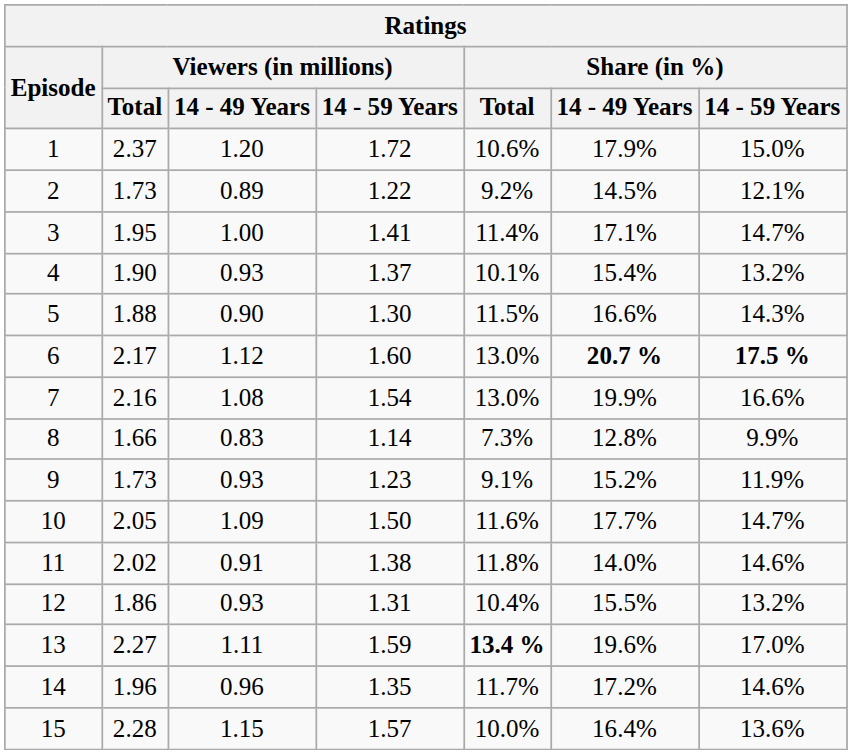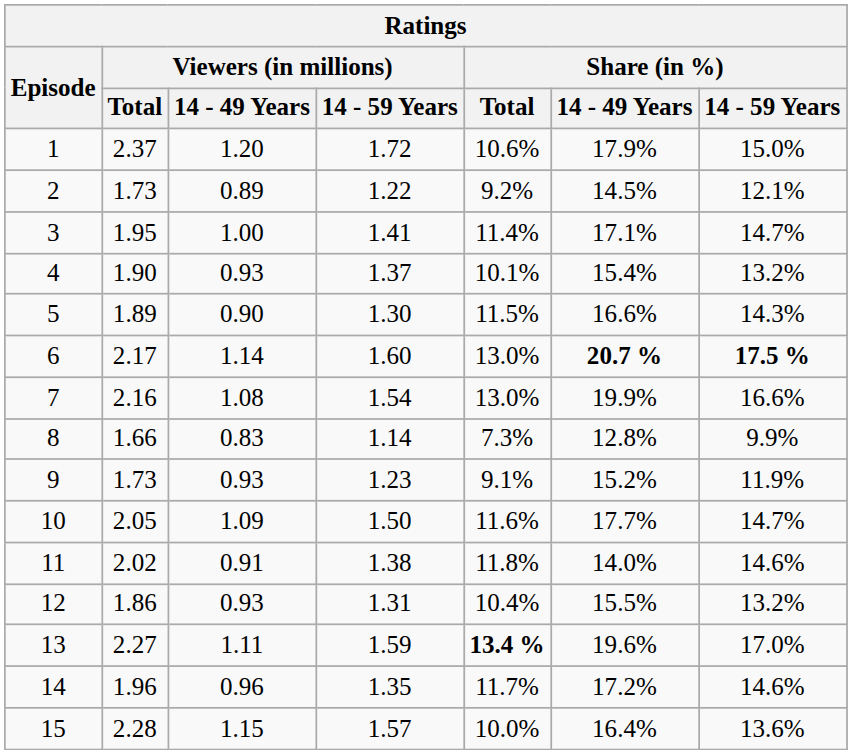(135, 314) 1.88 -> (135, 314) 1.89
(242, 356) 1.12 -> (242, 356) 1.14
